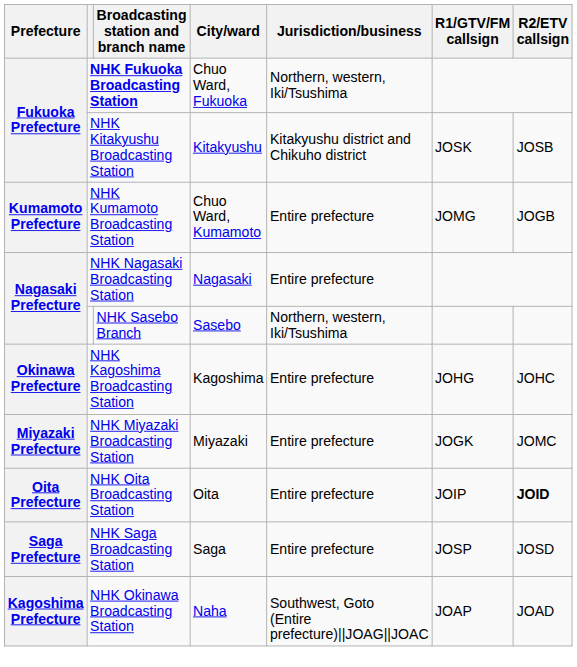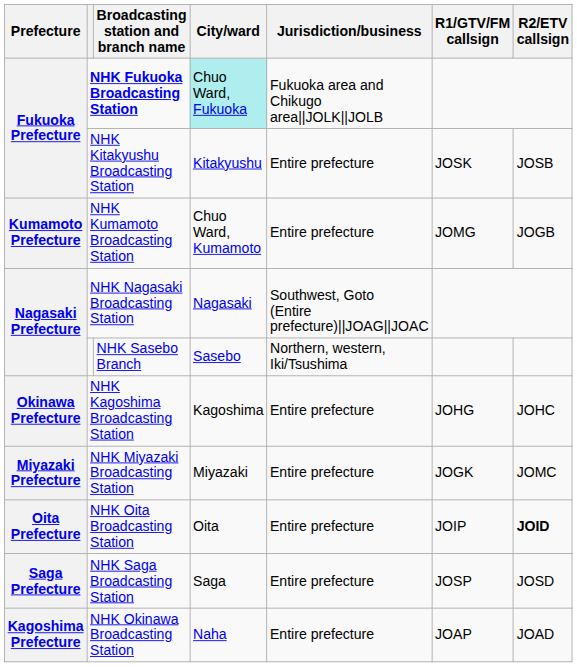(220, 85) no background -> (220, 93) paleturquoise background
(328, 85) Northern, western, Iki/Tsushima -> (327, 101) Fukuoka area and Chikugo area||JOLK||JOLB
(340, 147) Kitakyushu district and Chikuho district -> (322, 163) Entire prefecture
(322, 279) Entire prefecture -> (349, 310) Southwest, Goto (Entire prefecture)||JOAG||JOAC
(349, 619) Southwest, Goto (Entire prefecture)||JOAG||JOAC -> (322, 634) Entire prefecture
